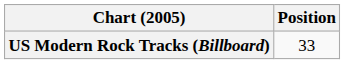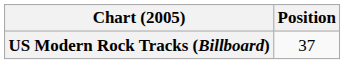(307, 44) 33 -> (307, 44) 37
